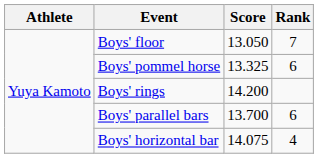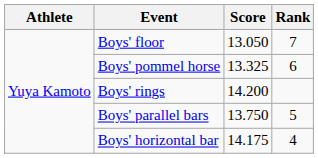(248, 116) 13.700 -> (248, 116) 13.750
(293, 116) 6 -> (293, 116) 5
(248, 140) 14.075 -> (248, 140) 14.175
